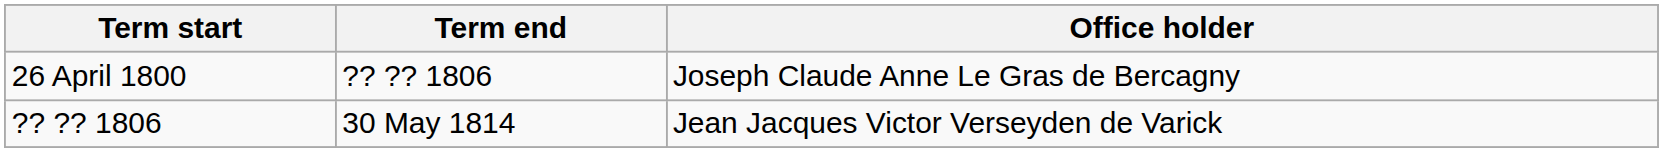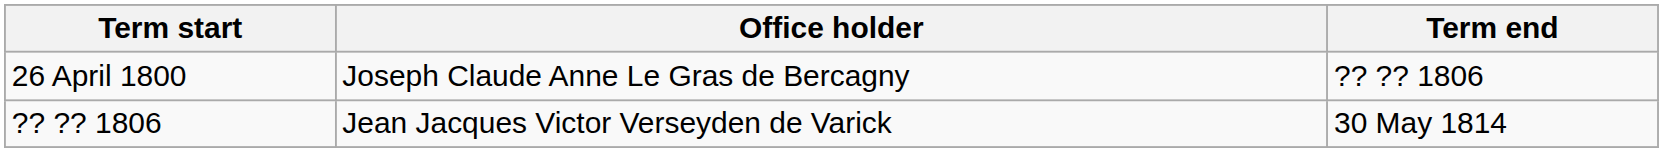columns swapped: (501, 28) <-> (1162, 28)
